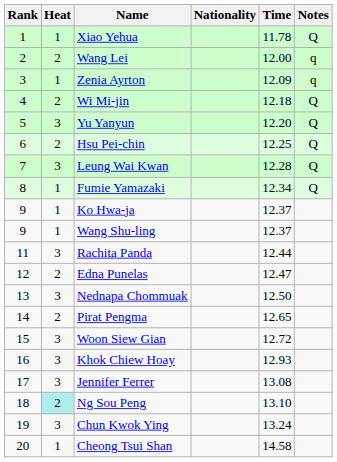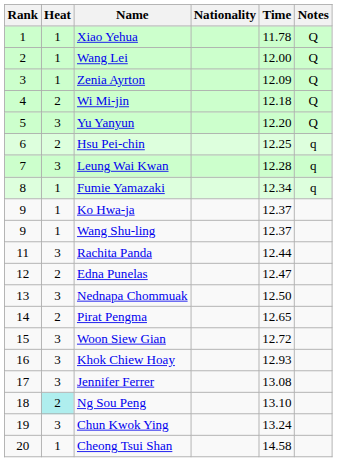(57, 58) 2 -> (57, 58) 1
(313, 58) q -> (313, 58) Q
(313, 80) q -> (313, 80) Q
(313, 144) Q -> (313, 144) q
(313, 166) Q -> (313, 166) q
(313, 187) Q -> (313, 187) q
